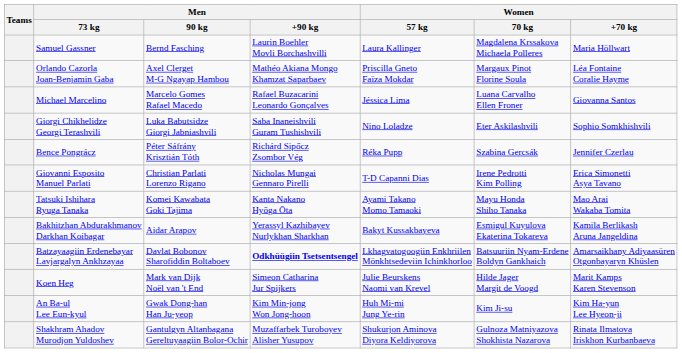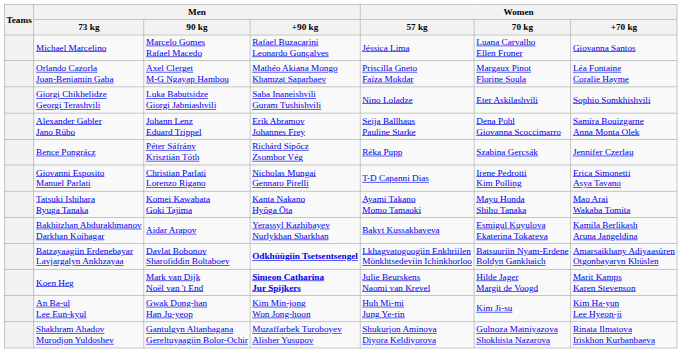- row: (66, 48)
rows swapped: (71, 100) <-> (75, 74)
+ row: (69, 126)
(285, 283) normal -> (288, 283) bold
